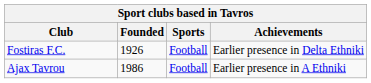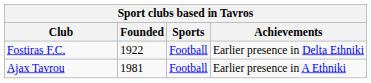(132, 50) 1926 -> (132, 50) 1922
(132, 68) 1986 -> (132, 68) 1981
